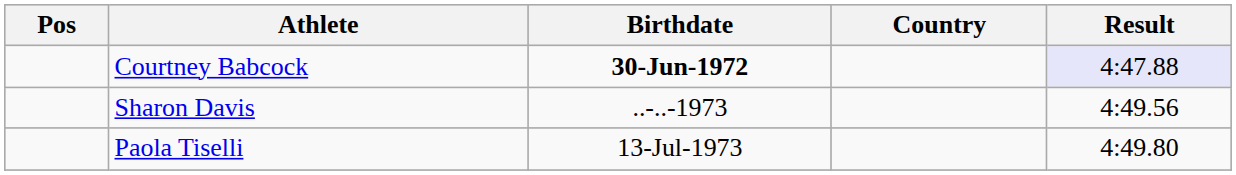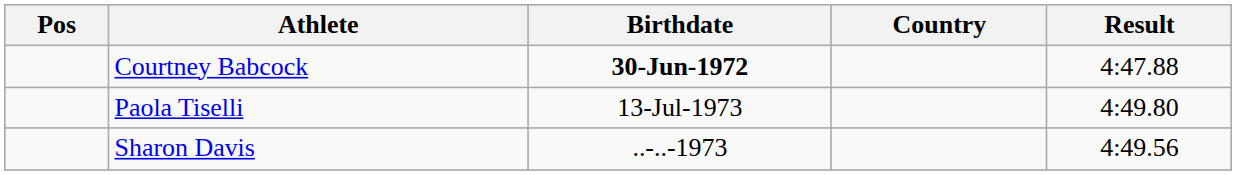(1139, 66) lavender background -> (1139, 66) no background
rows swapped: (185, 107) <-> (179, 148)
